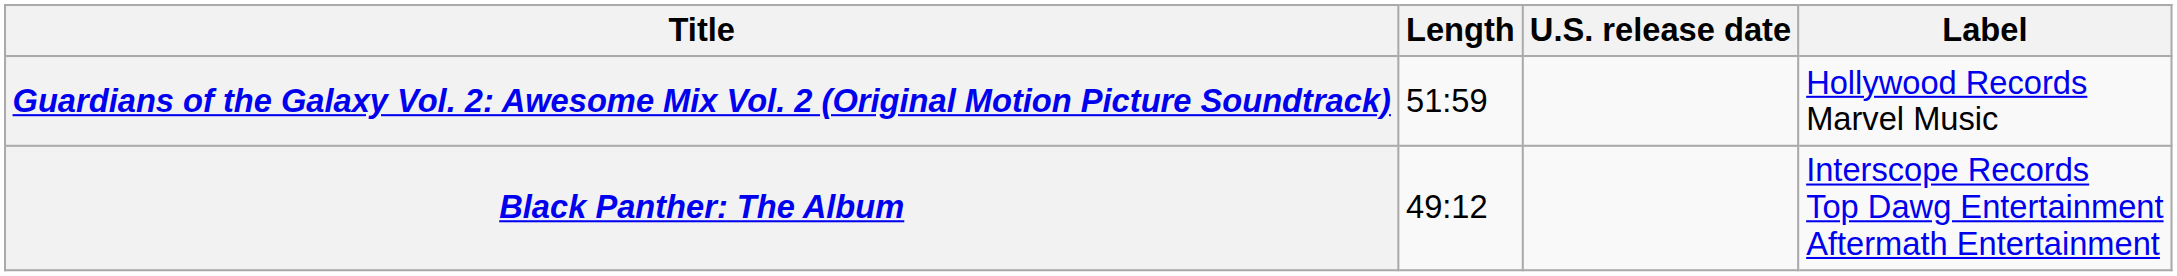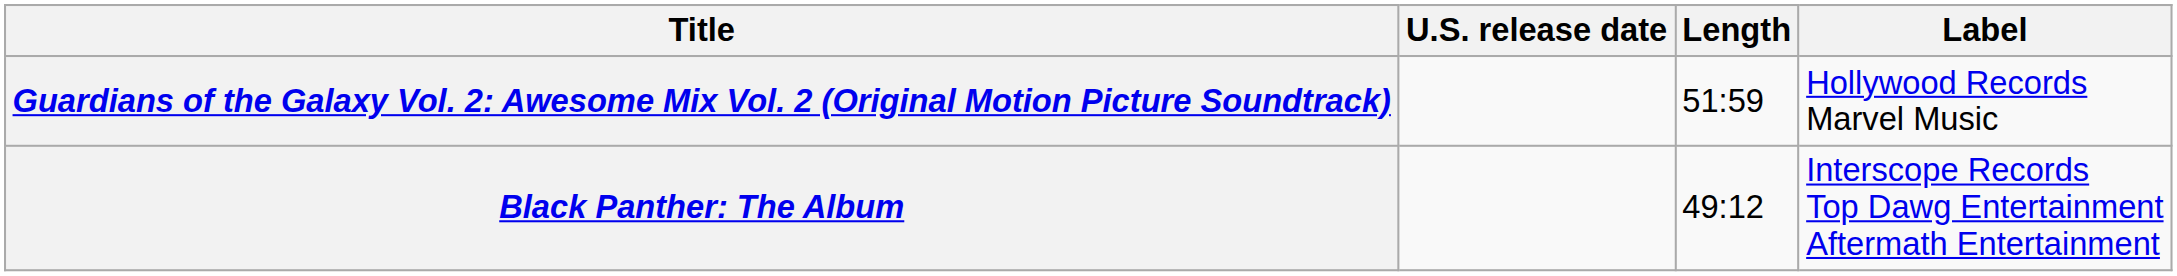columns swapped: (1660, 30) <-> (1460, 30)
